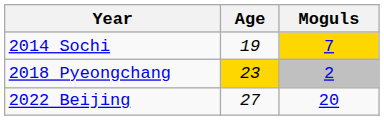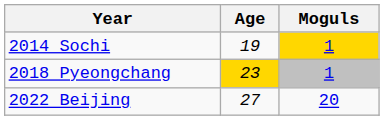(329, 46) 7 -> (329, 46) 1
(329, 74) 2 -> (329, 74) 1
